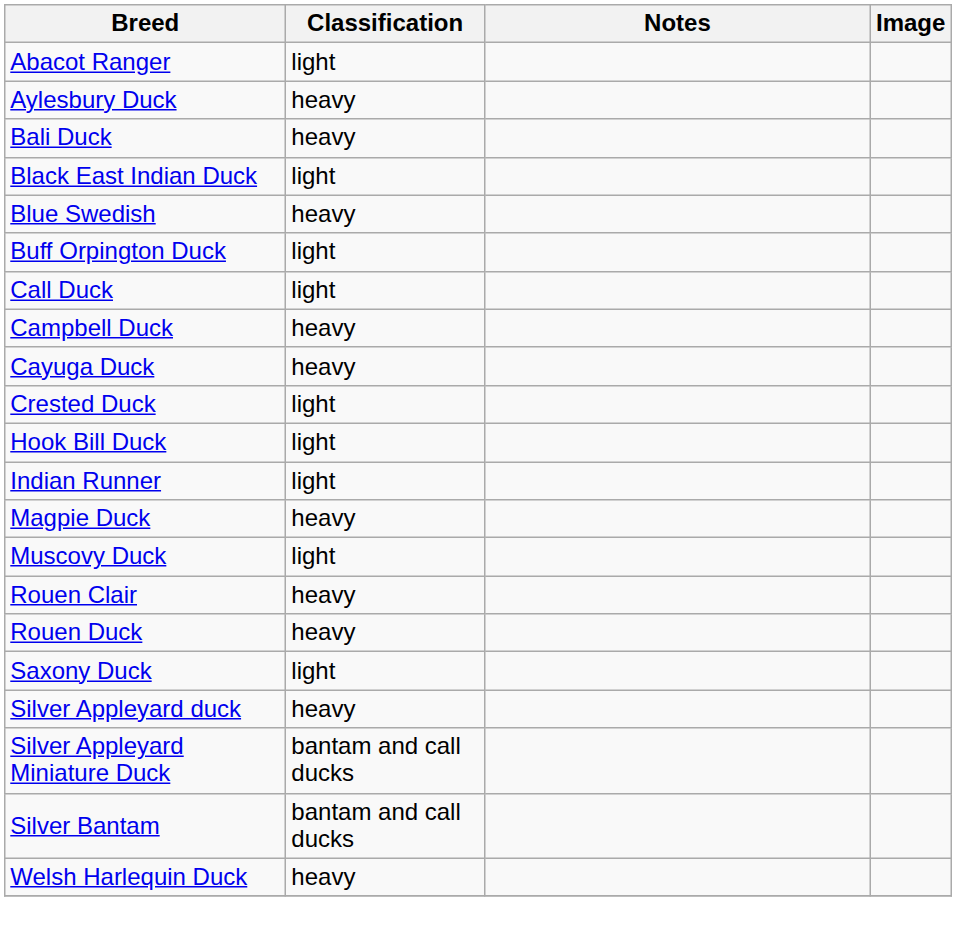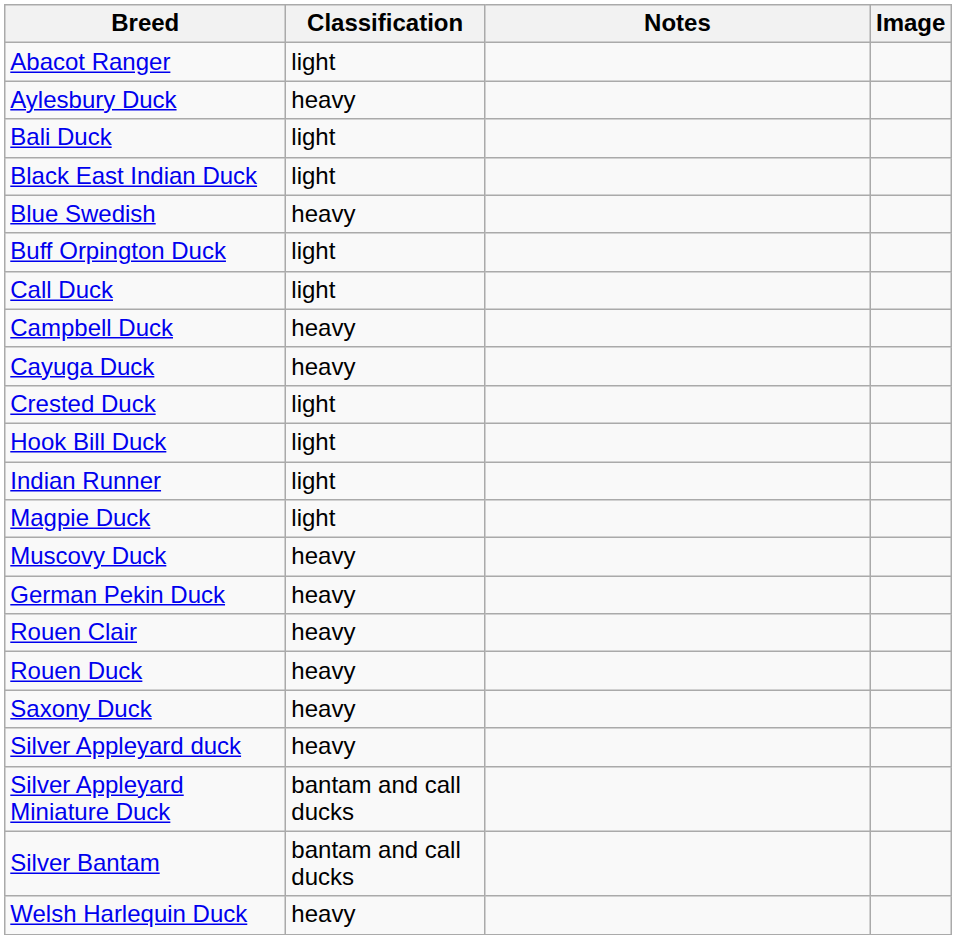(323, 137) heavy -> (313, 137) light
(323, 518) heavy -> (313, 518) light
(313, 556) light -> (323, 556) heavy
+ row: (118, 594)
(313, 670) light -> (323, 708) heavy
